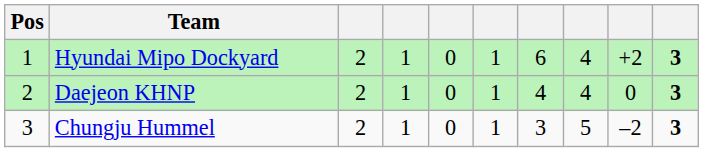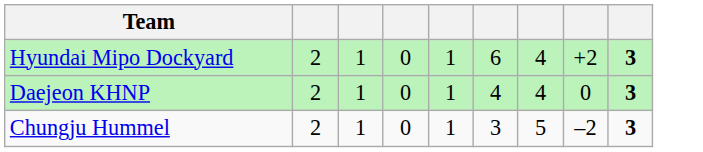- column: (27, 22)
